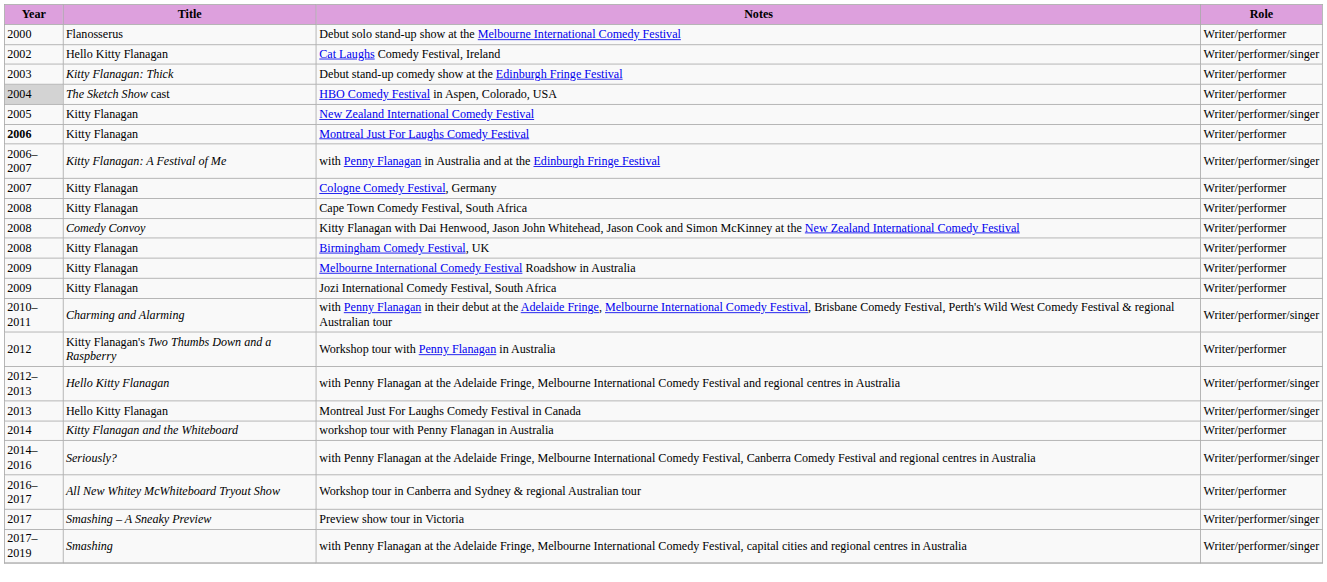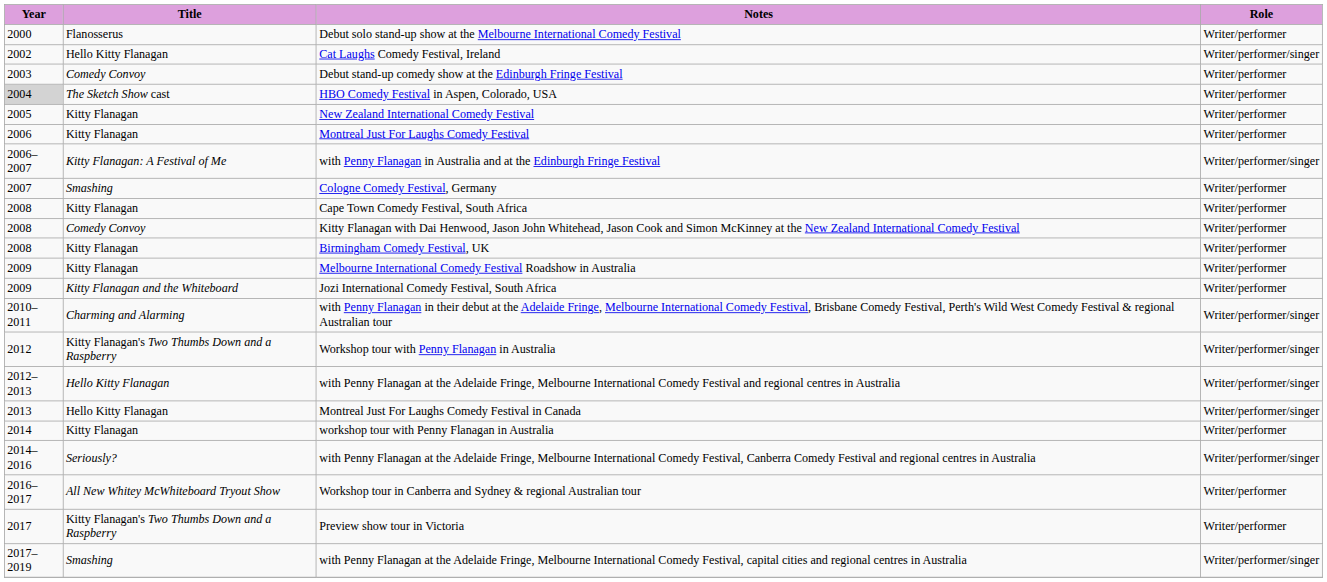(120, 74) Kitty Flanagan: Thick -> (106, 74) Comedy Convoy
(1261, 114) Writer/performer/singer -> (1245, 114) Writer/performer
(19, 134) bold -> (19, 134) normal
(102, 188) Kitty Flanagan -> (89, 188) Smashing
(102, 288) Kitty Flanagan -> (152, 288) Kitty Flanagan and the Whiteboard
(1245, 349) Writer/performer -> (1261, 349) Writer/performer/singer
(152, 431) Kitty Flanagan and the Whiteboard -> (102, 431) Kitty Flanagan
(139, 519) Smashing – A Sneaky Preview -> (169, 526) Kitty Flanagan's Two Thumbs Down and a Raspberry
(1261, 519) Writer/performer/singer -> (1245, 526) Writer/performer
